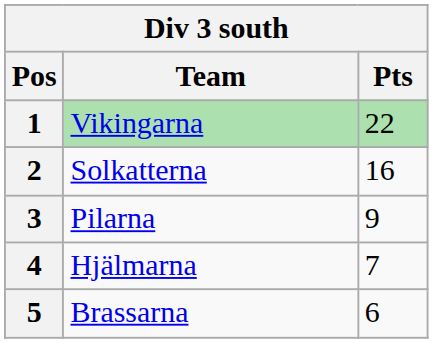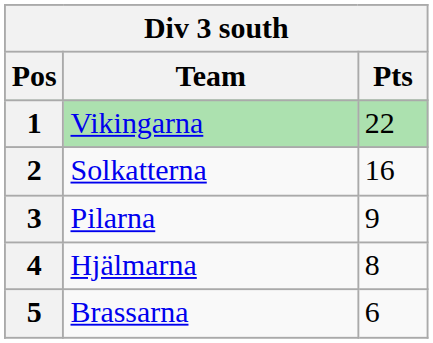(372, 265) 7 -> (372, 265) 8
